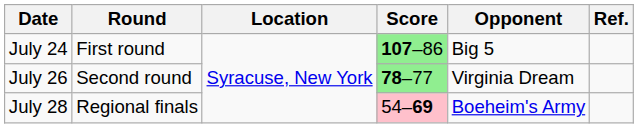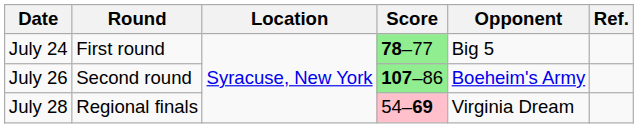(412, 48) 107–86 -> (407, 48) 78–77
(407, 78) 78–77 -> (412, 78) 107–86
(513, 78) Virginia Dream -> (518, 78) Boeheim's Army
(518, 107) Boeheim's Army -> (513, 107) Virginia Dream
